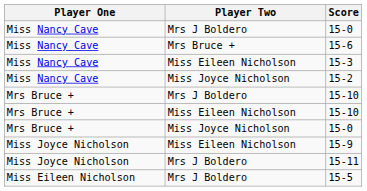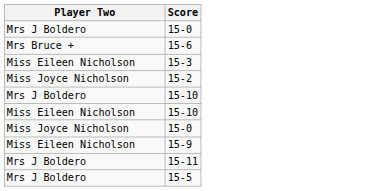- column: (85, 13)
